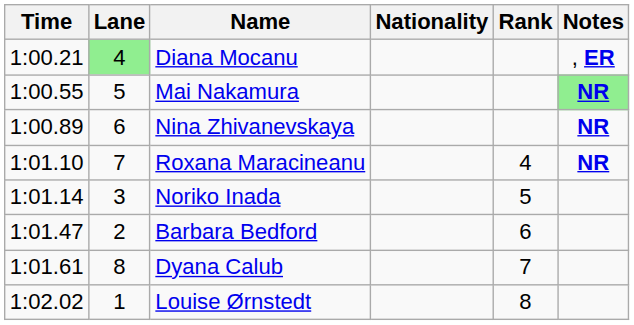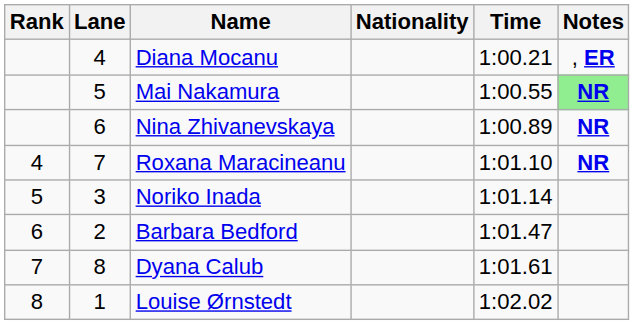columns swapped: (525, 22) <-> (47, 22)
(119, 57) lightgreen background -> (100, 57) no background
